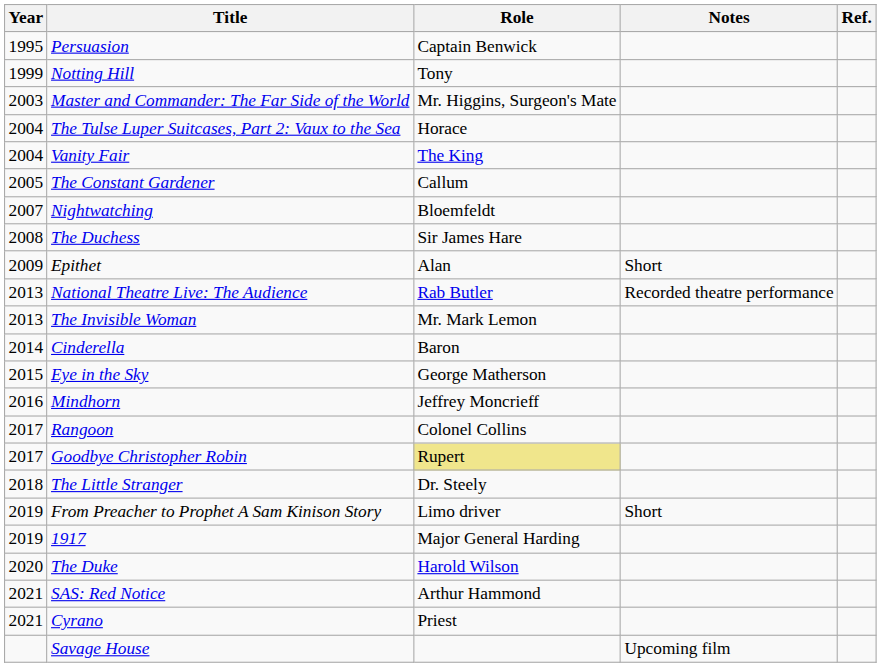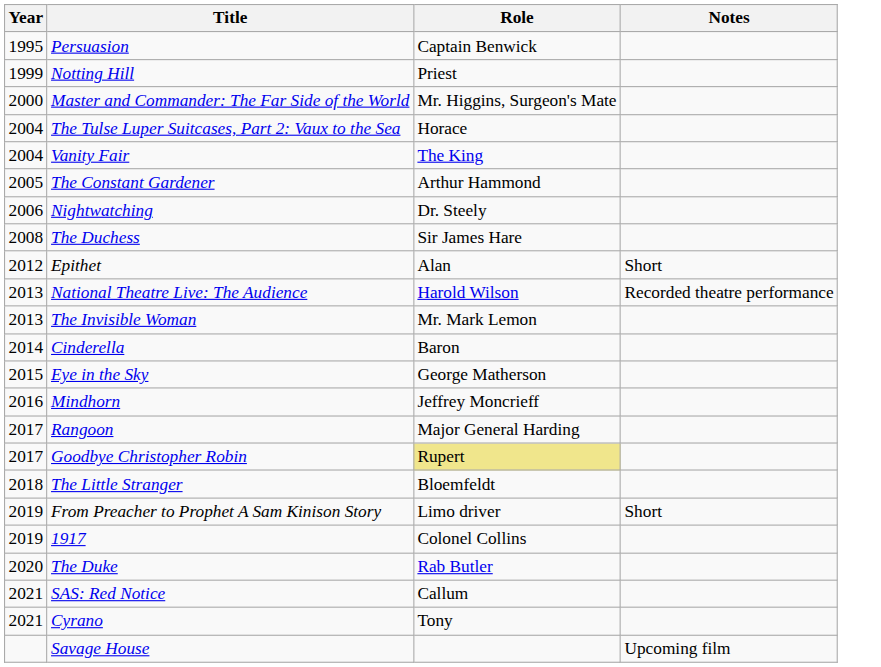- column: (857, 18)
(435, 73) Tony -> (437, 73) Priest
(26, 100) 2003 -> (26, 100) 2000
(443, 182) Callum -> (479, 182) Arthur Hammond
(26, 210) 2007 -> (26, 210) 2006
(456, 210) Bloemfeldt -> (452, 210) Dr. Steely
(26, 264) 2009 -> (26, 264) 2012
(455, 292) Rab Butler -> (468, 292) Harold Wilson
(472, 429) Colonel Collins -> (498, 429) Major General Harding
(452, 484) Dr. Steely -> (456, 484) Bloemfeldt
(498, 538) Major General Harding -> (472, 538) Colonel Collins
(468, 566) Harold Wilson -> (455, 566) Rab Butler
(479, 593) Arthur Hammond -> (443, 593) Callum
(437, 621) Priest -> (435, 621) Tony
